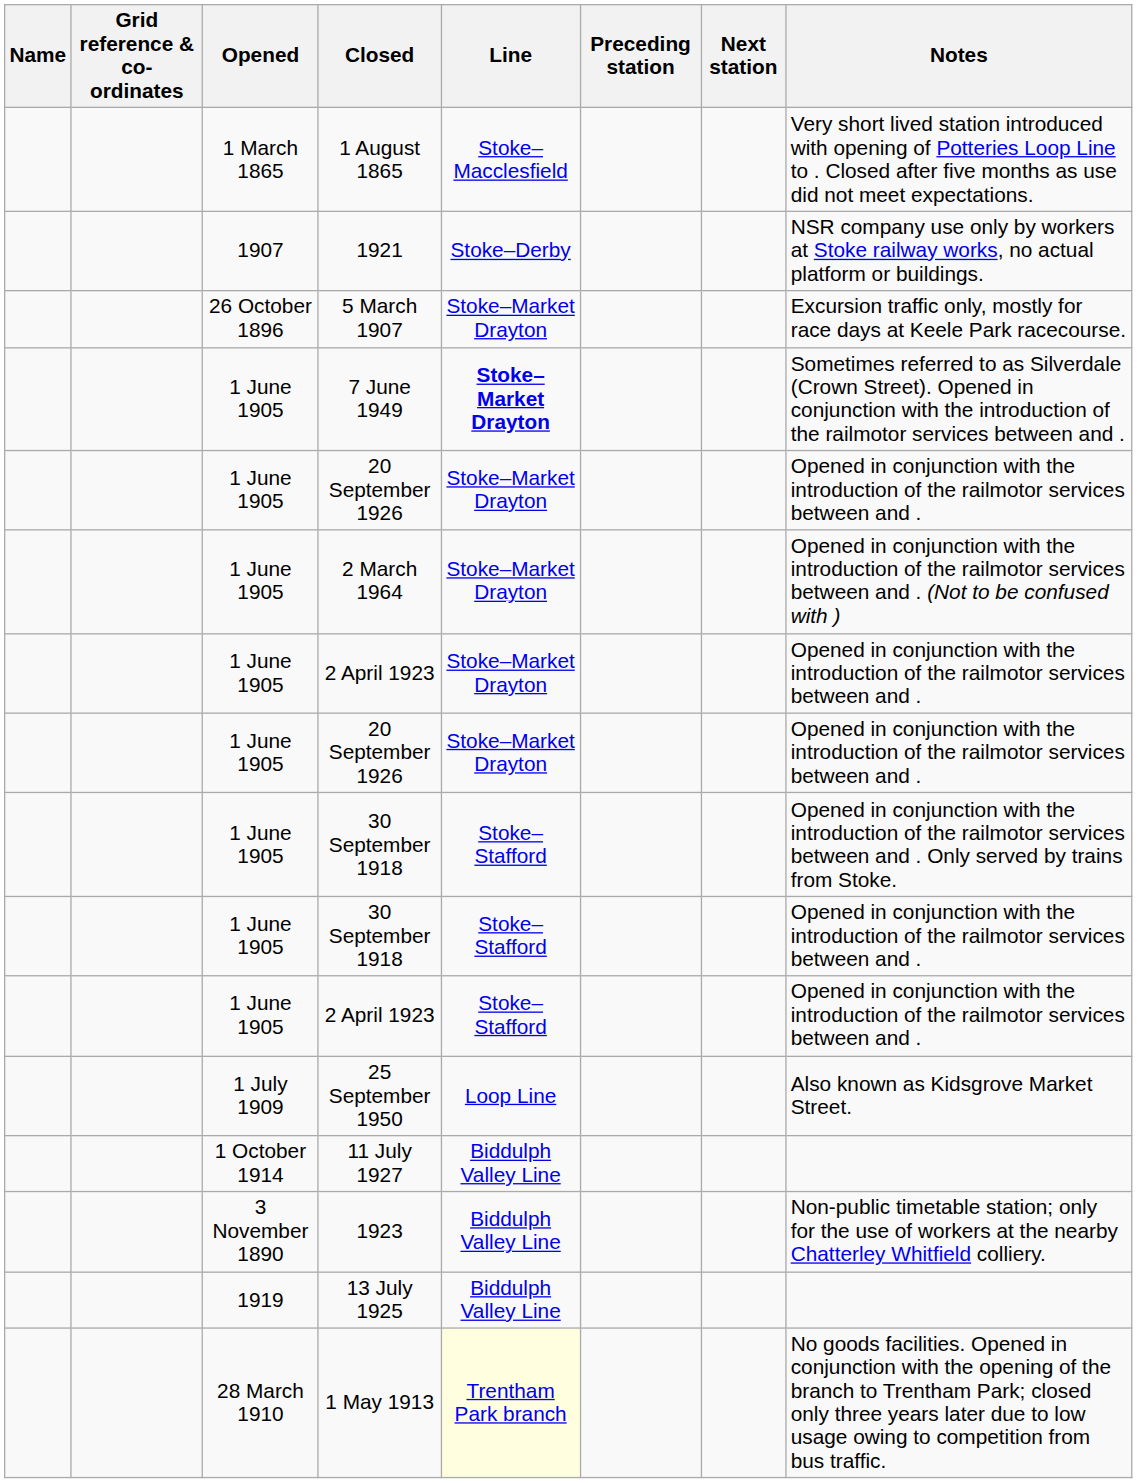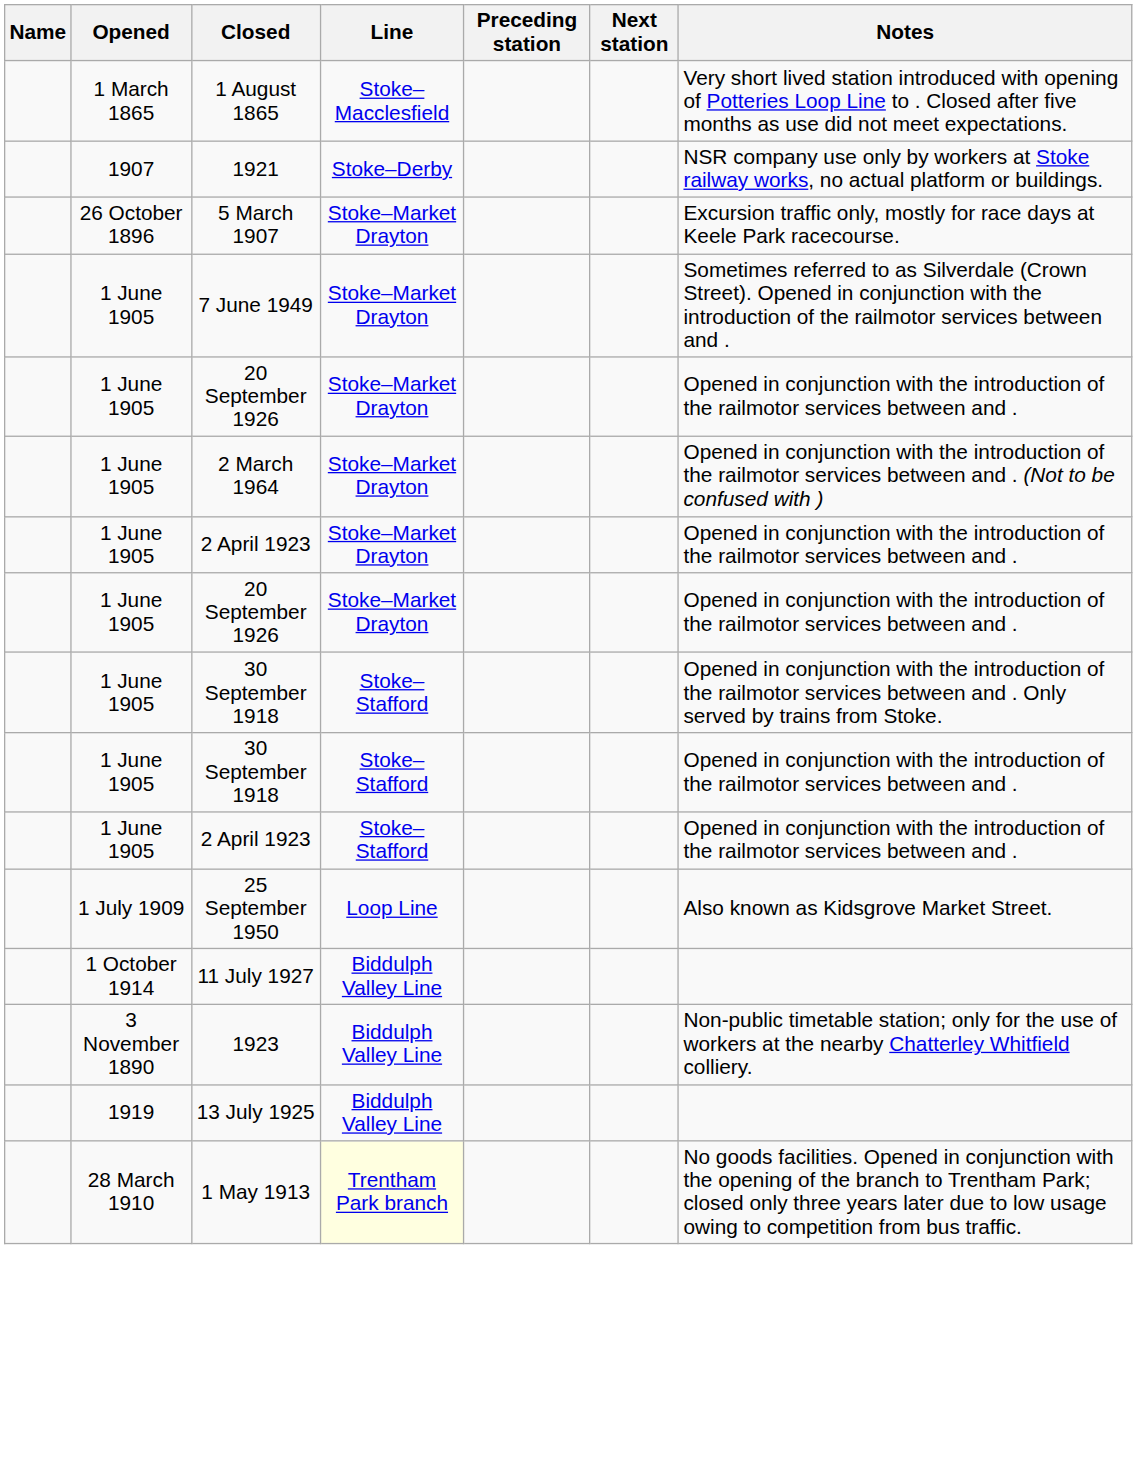- column: (137, 56)
(511, 398) bold -> (392, 305) normal
